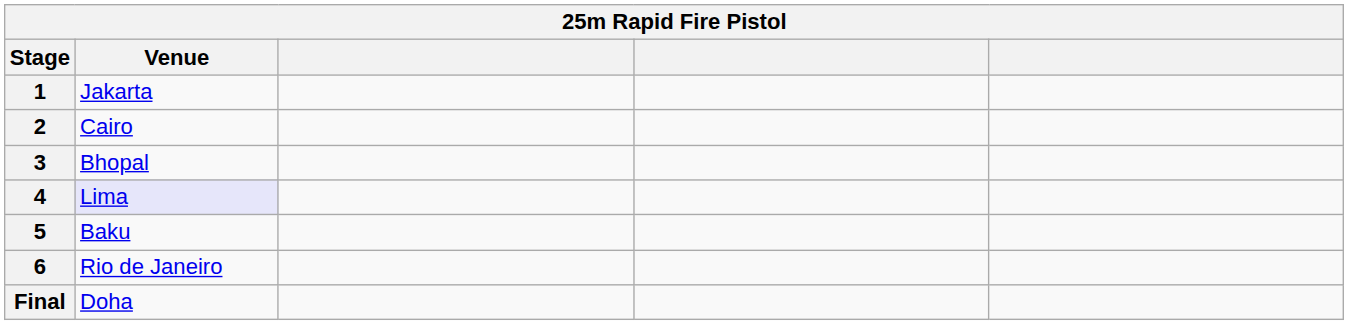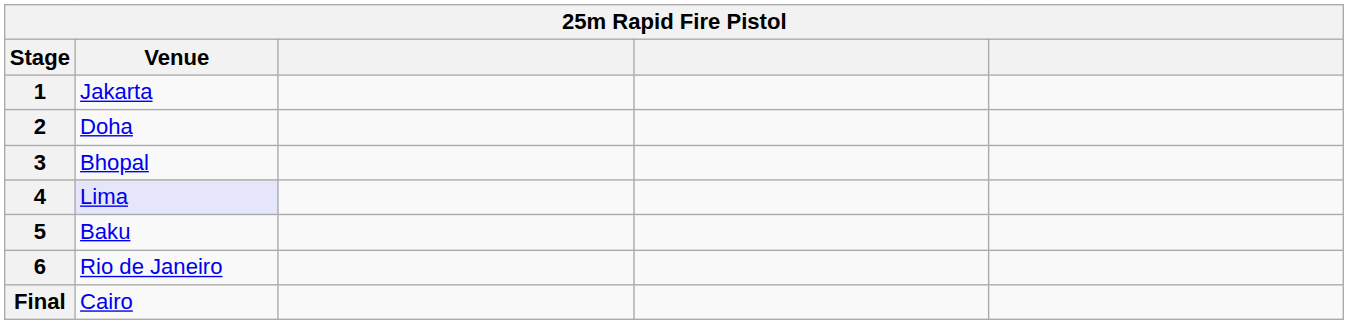(106, 127) Cairo -> (106, 127) Doha
(106, 302) Doha -> (106, 302) Cairo
